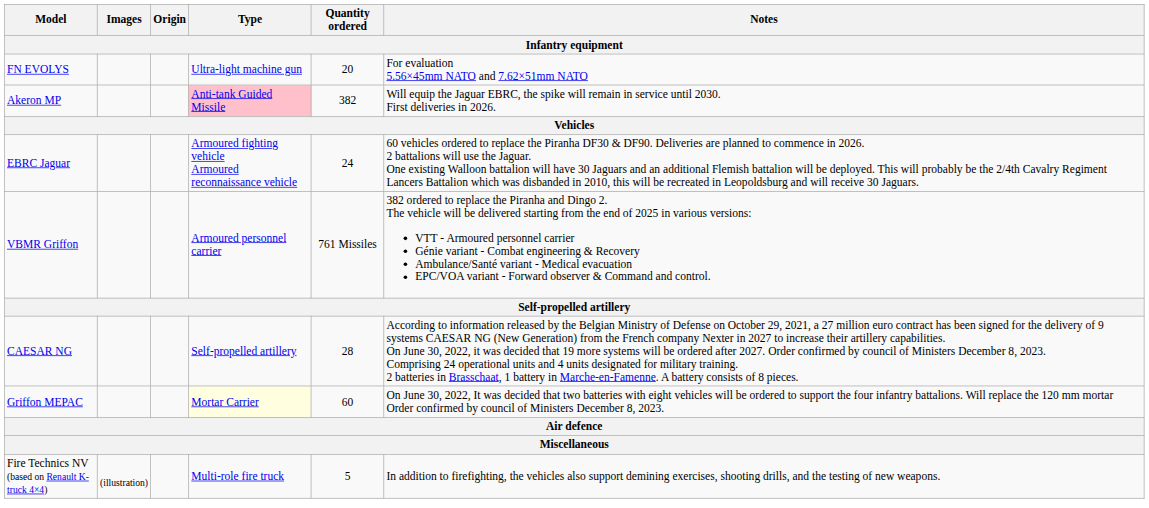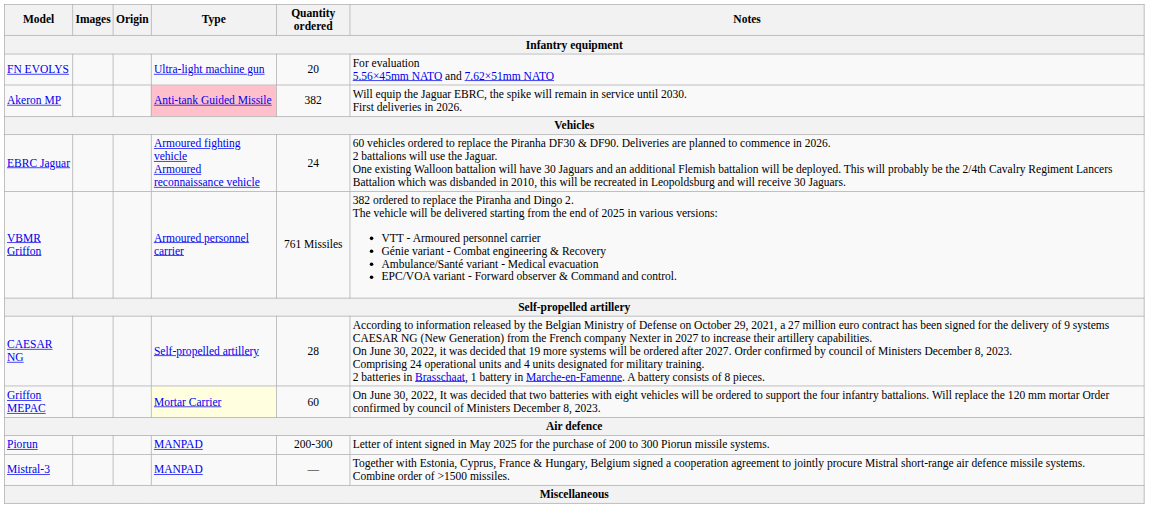+ row: (22, 445)
+ row: (28, 469)
- row: (48, 476)
